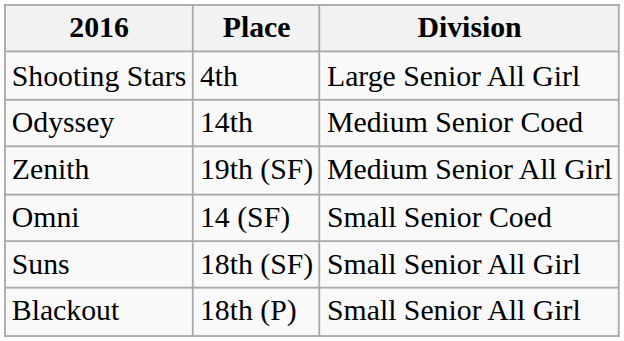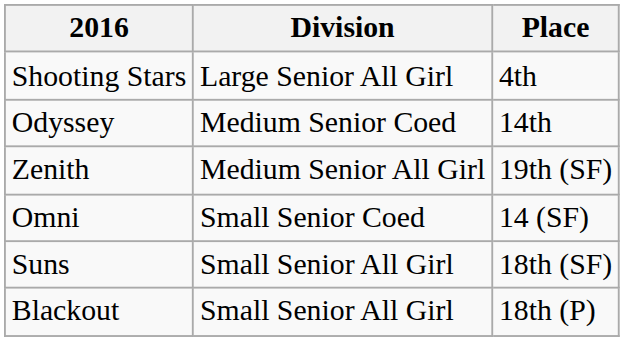columns swapped: (257, 28) <-> (470, 28)
